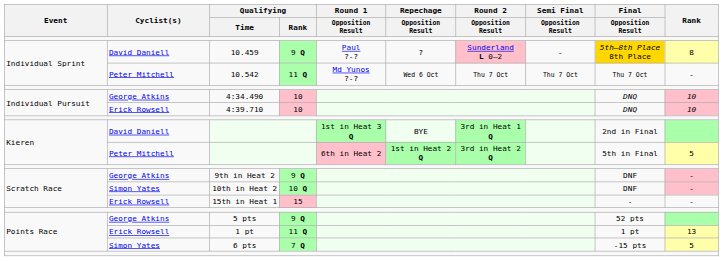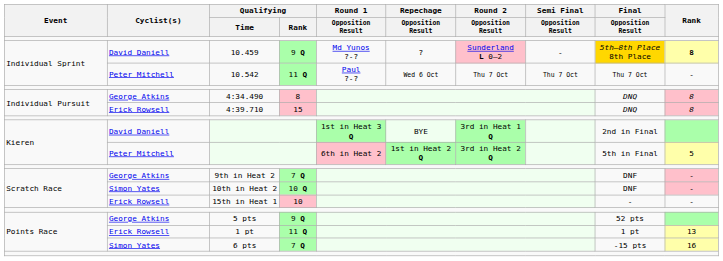(351, 52) Paul ?-? -> (351, 52) Md Yunos ?-?
(692, 52) normal -> (692, 52) bold
(351, 74) Md Yunos ?-? -> (351, 74) Paul ?-?
(298, 96) 10 -> (298, 96) 8
(692, 96) 10 -> (692, 96) 8
(298, 109) 10 -> (298, 109) 15
(692, 109) 10 -> (692, 109) 8
(298, 175) 9 Q -> (298, 175) 7 Q
(298, 201) 15 -> (298, 201) 10
(692, 244) 5 -> (692, 244) 16
